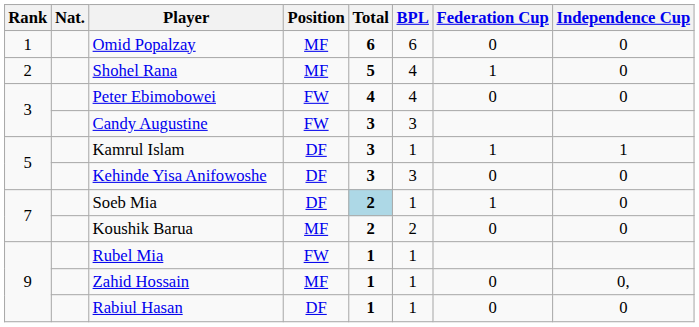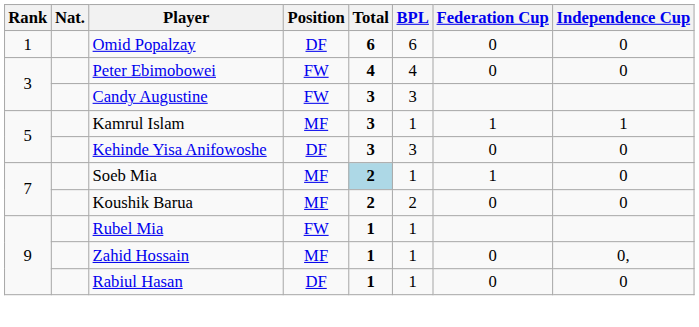(316, 44) MF -> (316, 44) DF
- row: (135, 70)
(316, 149) DF -> (316, 123) MF
(316, 202) DF -> (316, 176) MF
